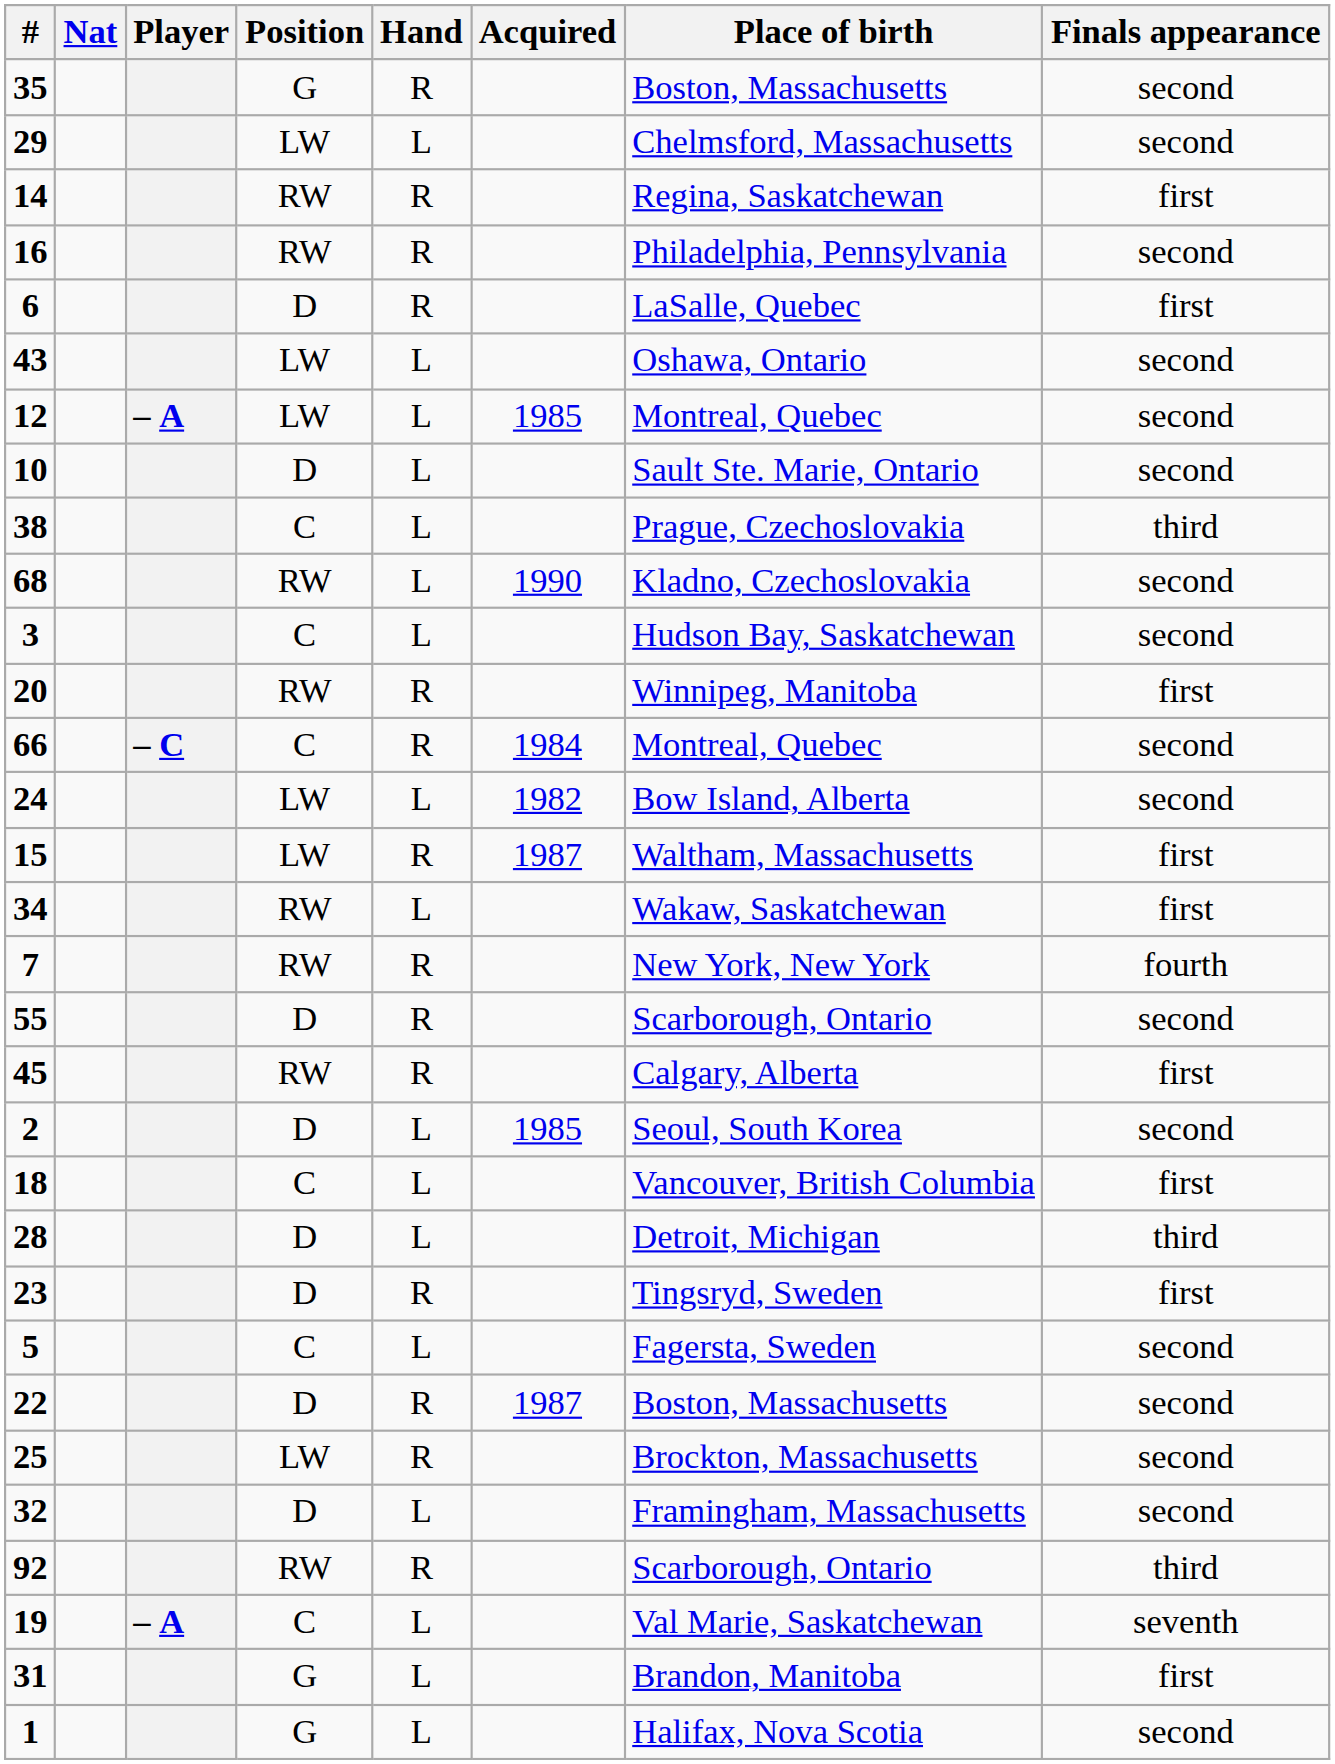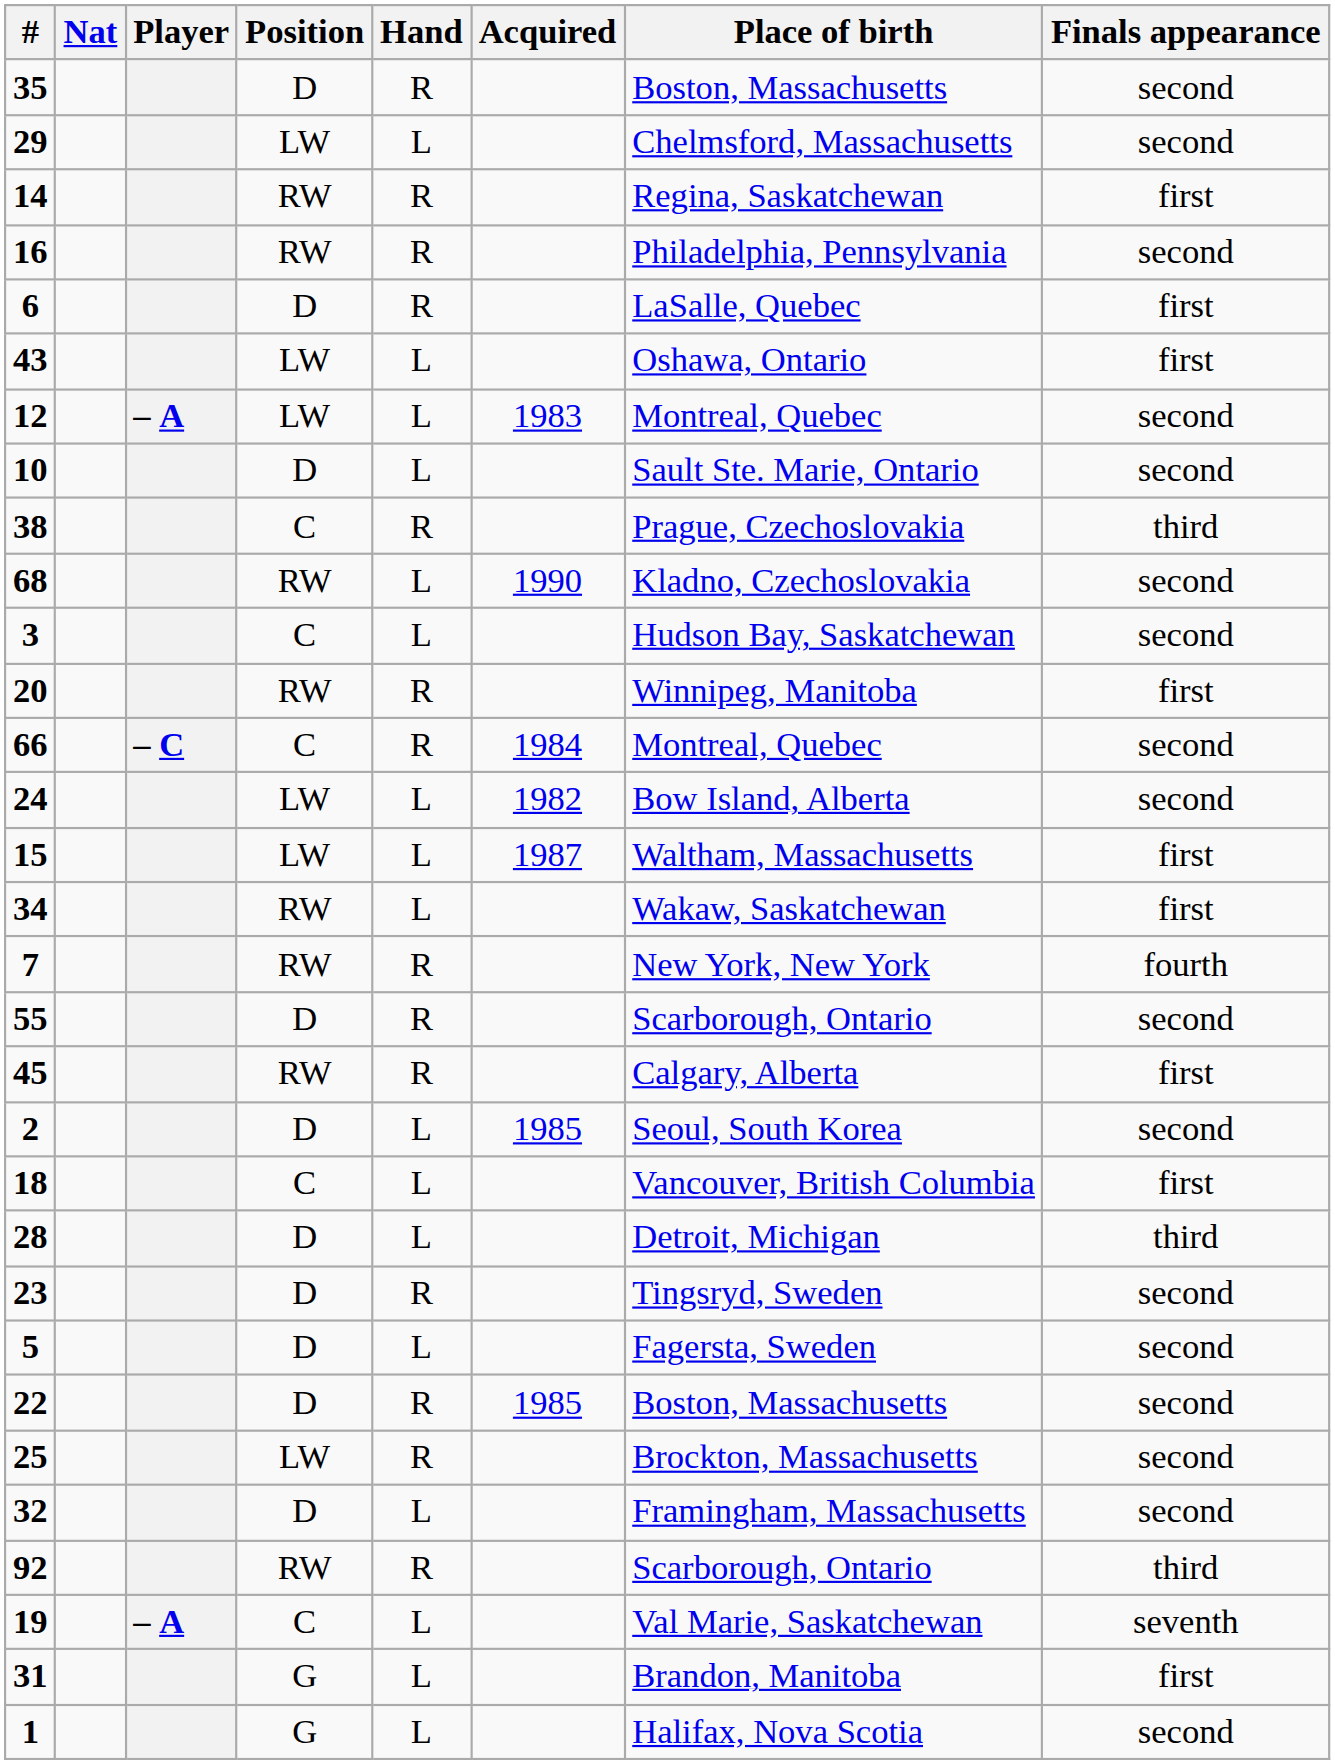(305, 86) G -> (305, 86) D
(1186, 360) second -> (1186, 360) first
(547, 415) 1985 -> (547, 415) 1983
(421, 525) L -> (421, 525) R
(421, 854) R -> (421, 854) L
(1186, 1292) first -> (1186, 1292) second
(305, 1347) C -> (305, 1347) D
(547, 1402) 1987 -> (547, 1402) 1985
